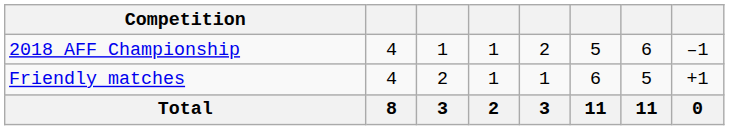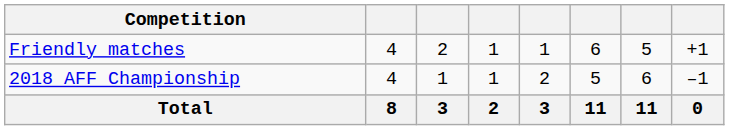rows swapped: (97, 79) <-> (125, 50)
